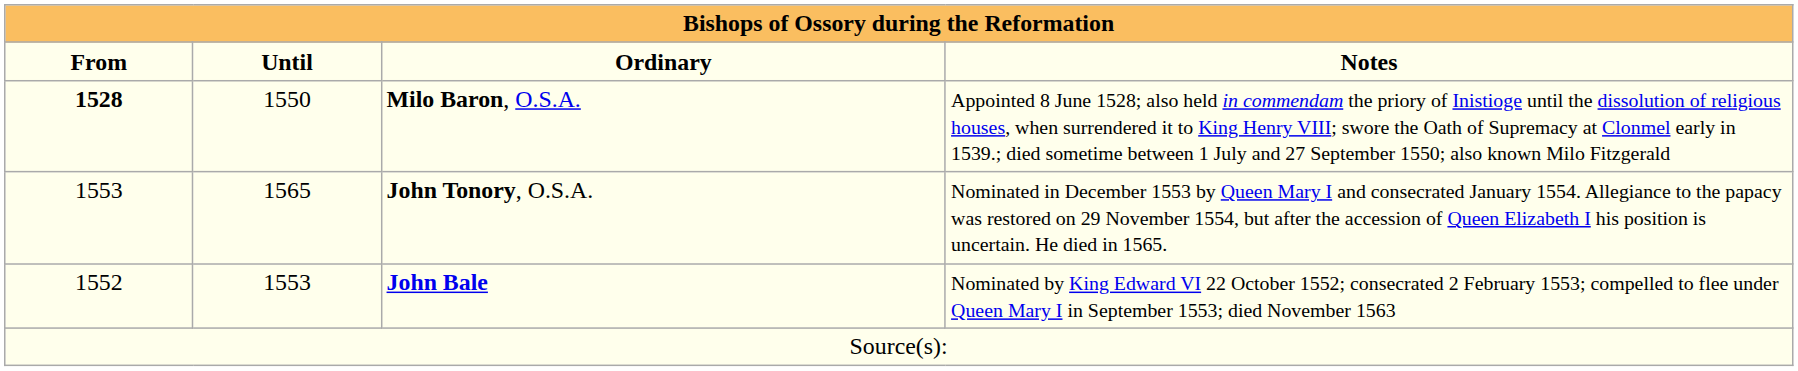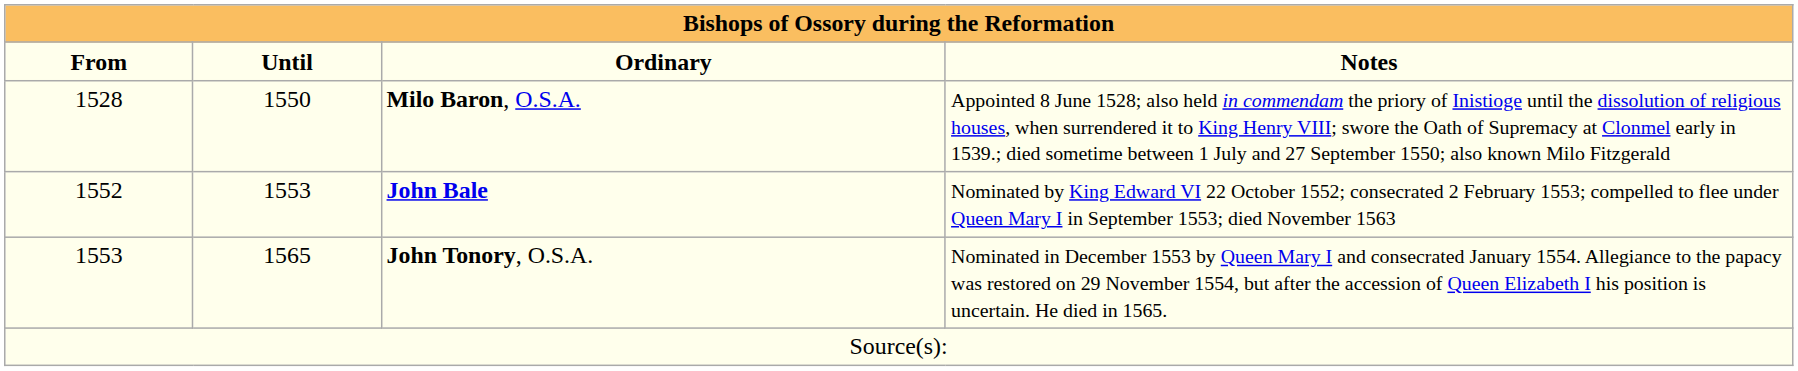(99, 99) bold -> (99, 99) normal
rows swapped: (437, 281) <-> (490, 190)
